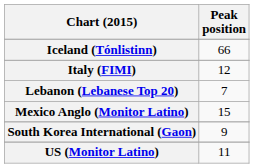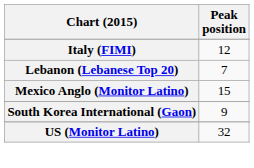- row: (102, 49)
(224, 152) 11 -> (224, 132) 32
